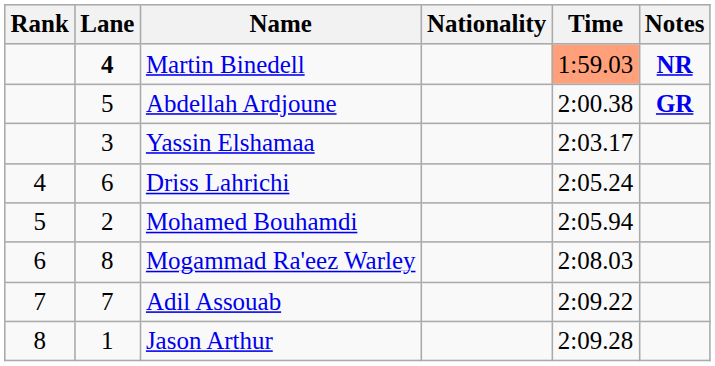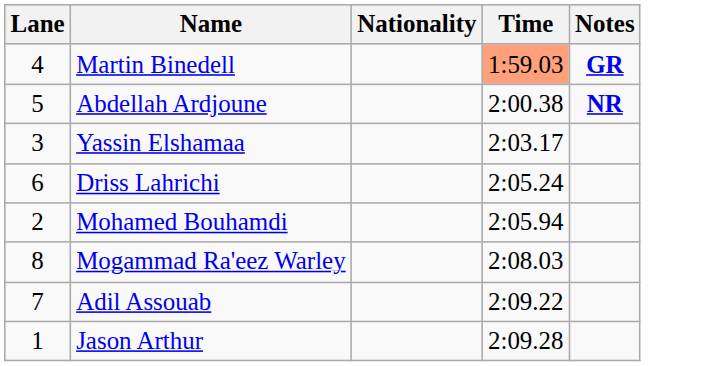- column: (40, 24)
(107, 63) bold -> (38, 63) normal
(675, 63) NR -> (605, 63) GR
(675, 103) GR -> (605, 103) NR
